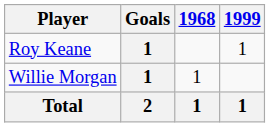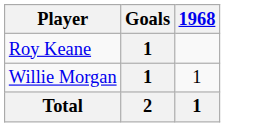- column: (242, 19)
